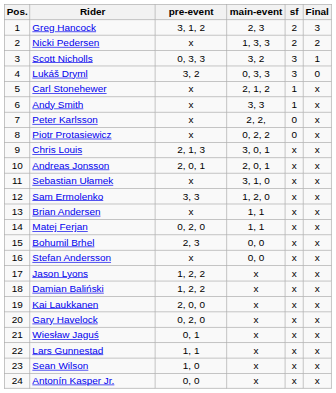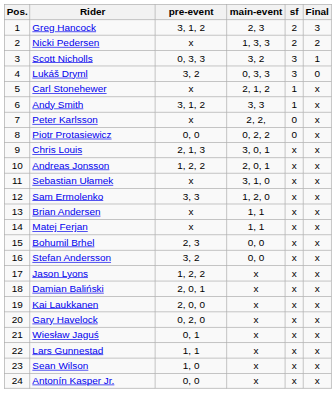(191, 104) x -> (191, 104) 3, 1, 2
(191, 135) x -> (191, 135) 0, 0
(191, 166) 2, 0, 1 -> (191, 166) 1, 2, 2
(191, 227) 0, 2, 0 -> (191, 227) x
(191, 258) x -> (191, 258) 3, 2
(191, 289) 1, 2, 2 -> (191, 289) 2, 0, 1
